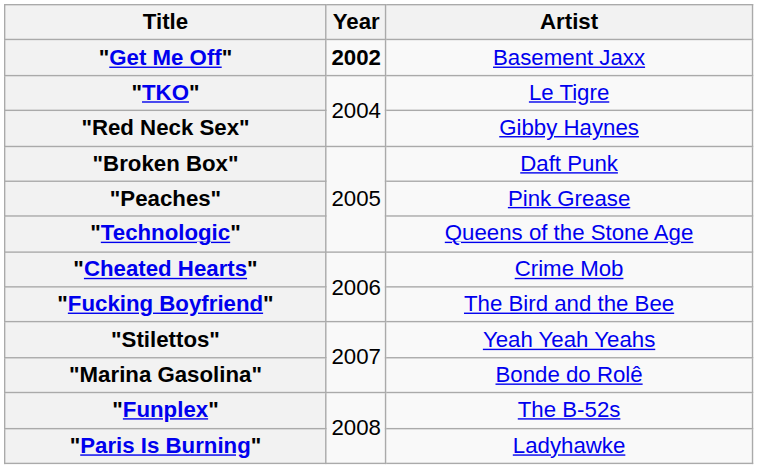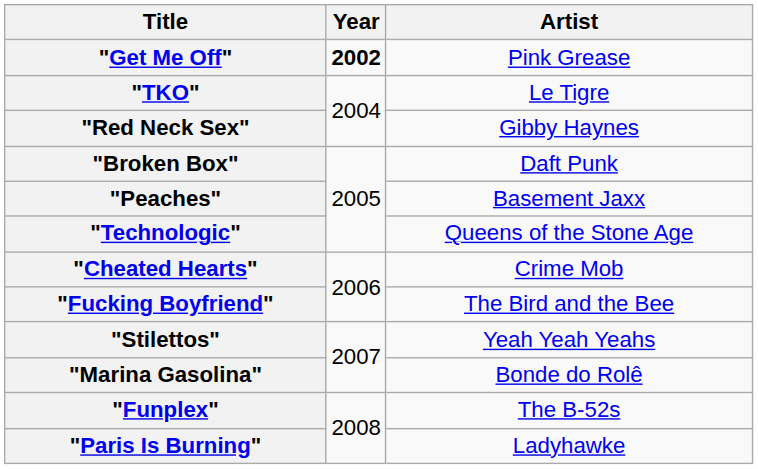(569, 57) Basement Jaxx -> (569, 57) Pink Grease
(569, 198) Pink Grease -> (569, 198) Basement Jaxx
